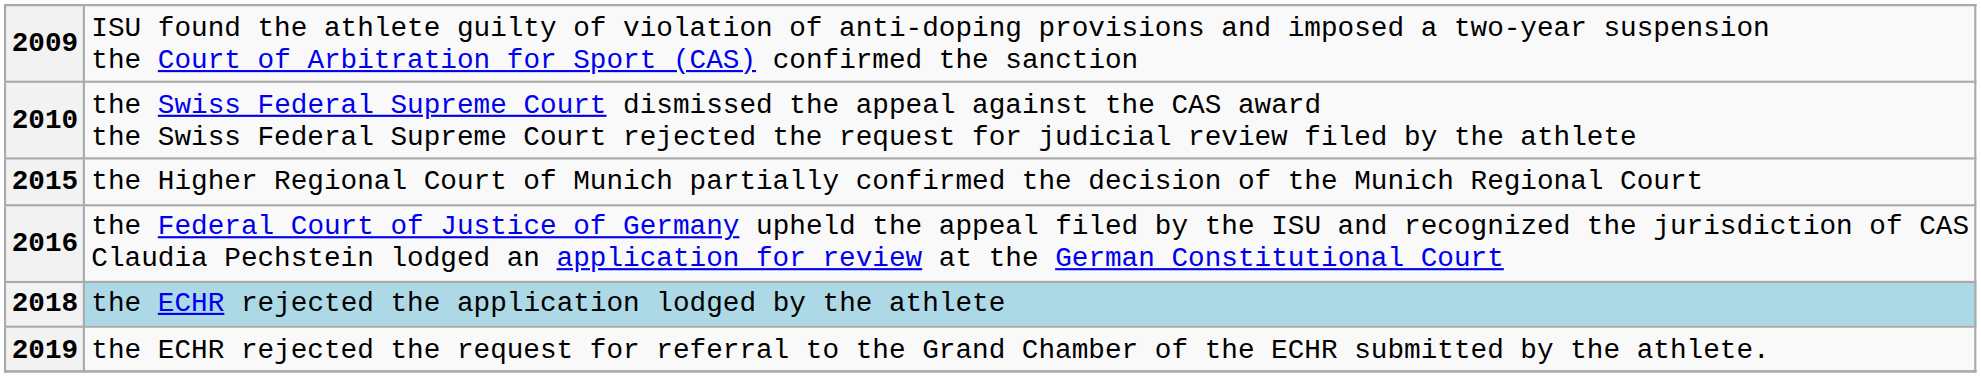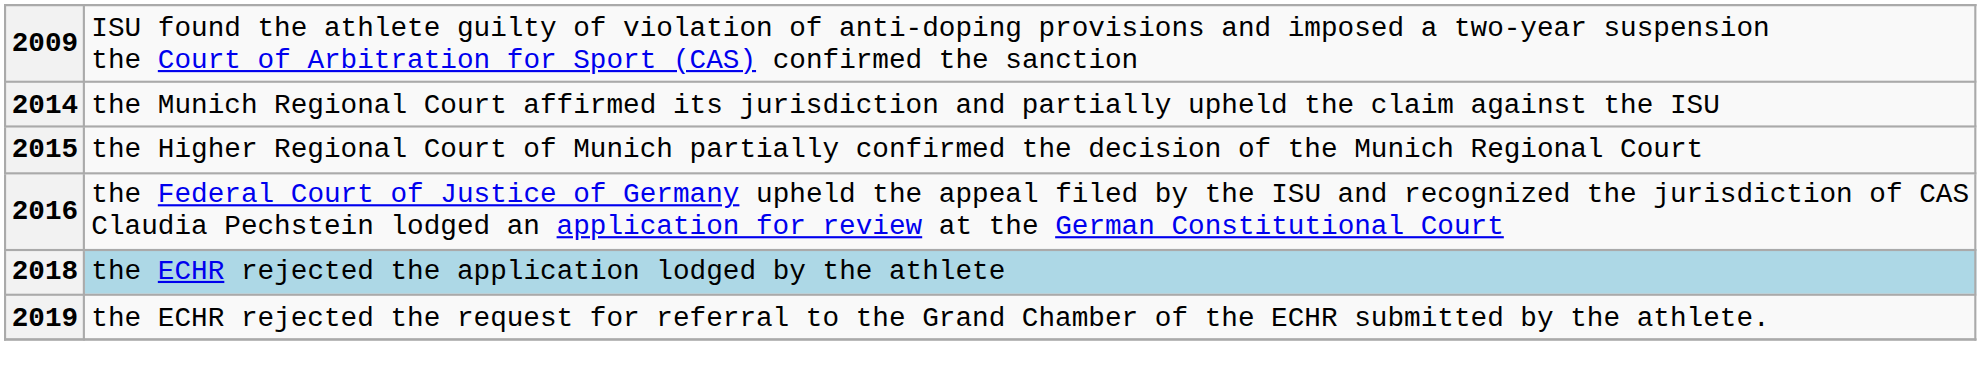- row: (45, 121)
+ row: (45, 105)
